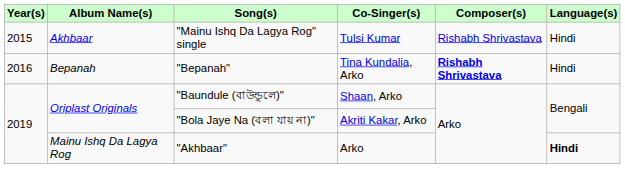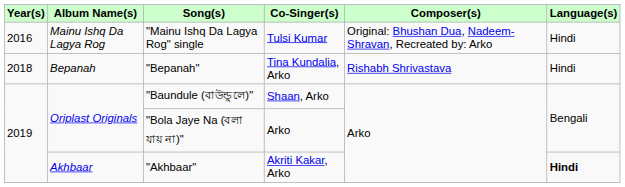(20, 37) 2015 -> (20, 37) 2016
(71, 37) Akhbaar -> (87, 37) Mainu Ishq Da Lagya Rog
(490, 37) Rishabh Shrivastava -> (431, 37) Original: Bhushan Dua, Nadeem-Shravan, Recreated by: Arko
(20, 68) 2016 -> (20, 68) 2018
(470, 68) bold -> (399, 68) normal
(383, 120) Akriti Kakar, Arko -> (279, 130) Arko
(104, 148) Mainu Ishq Da Lagya Rog -> (71, 167) Akhbaar
(352, 148) Arko -> (297, 167) Akriti Kakar, Arko
